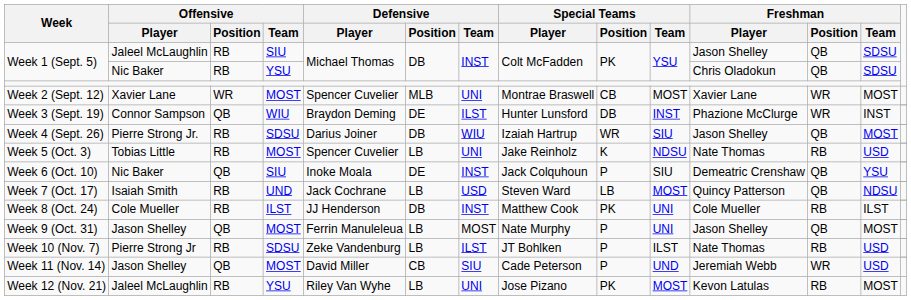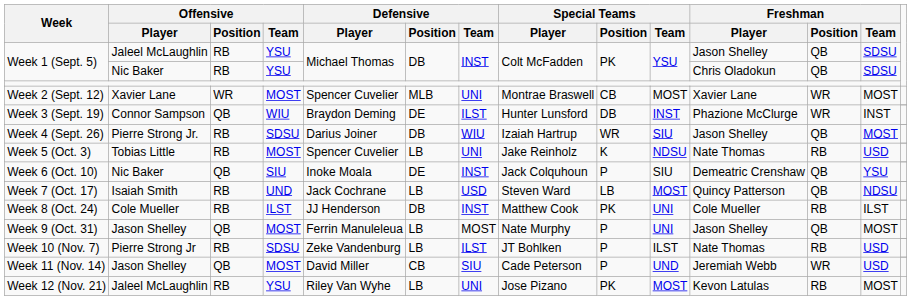(276, 52) SIU -> (278, 52) YSU
